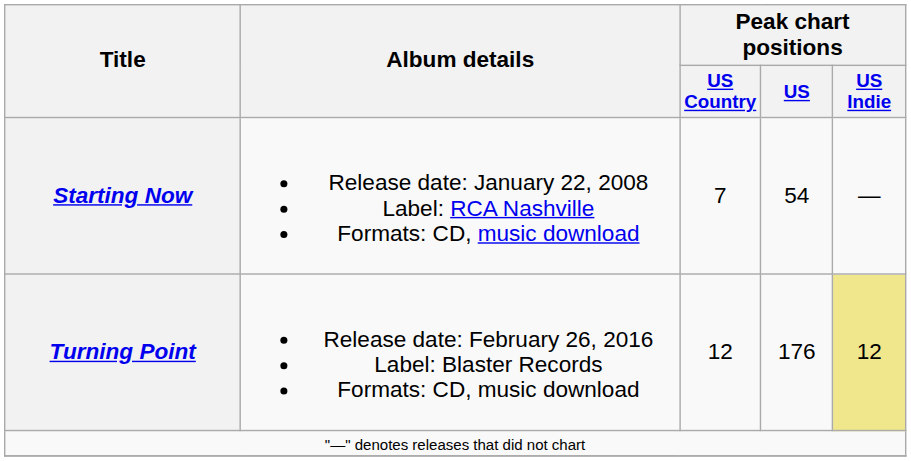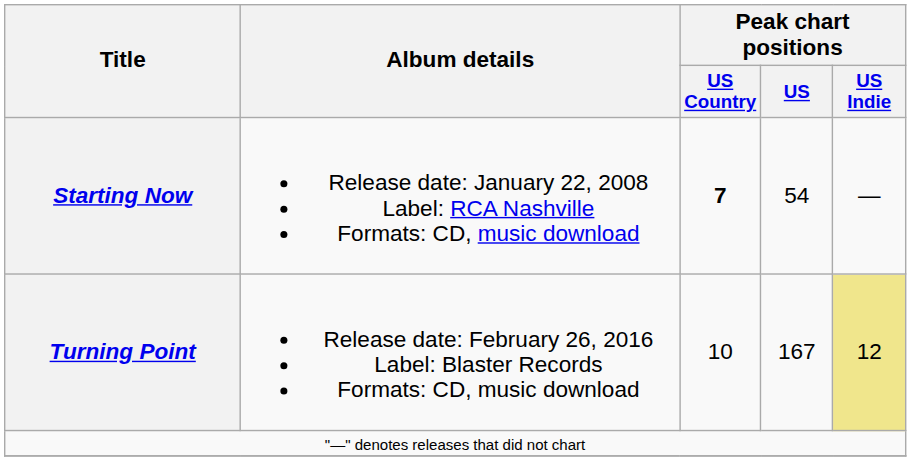(720, 195) normal -> (720, 195) bold
(720, 352) 12 -> (720, 352) 10
(797, 352) 176 -> (797, 352) 167
